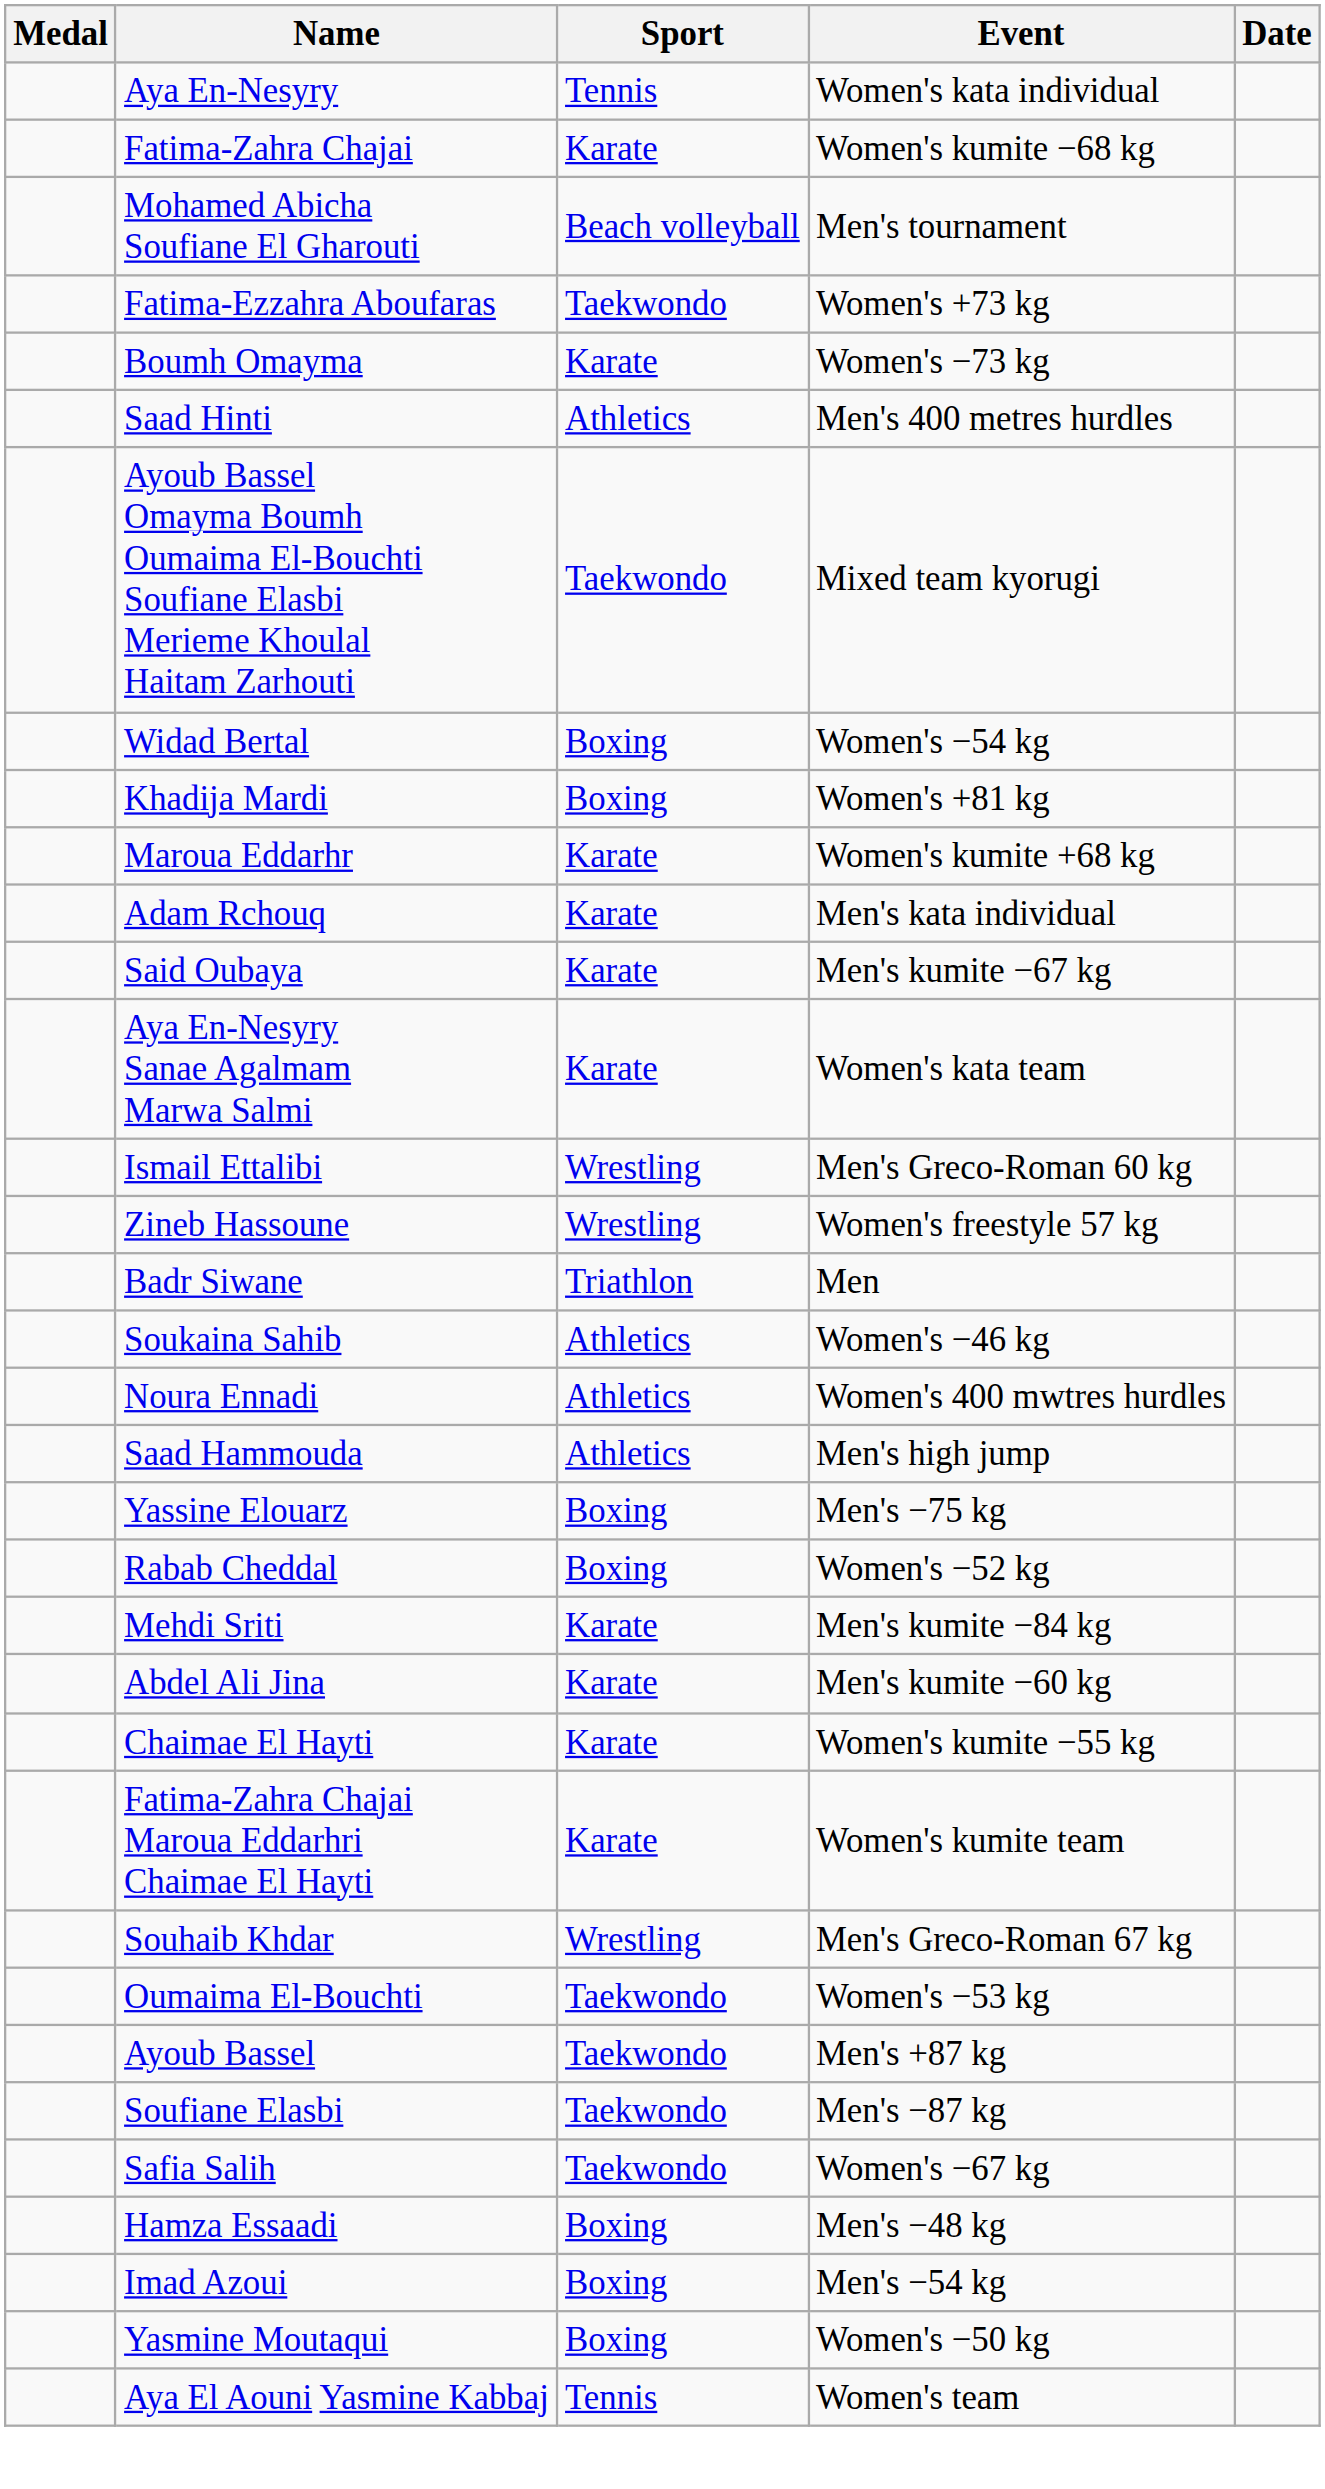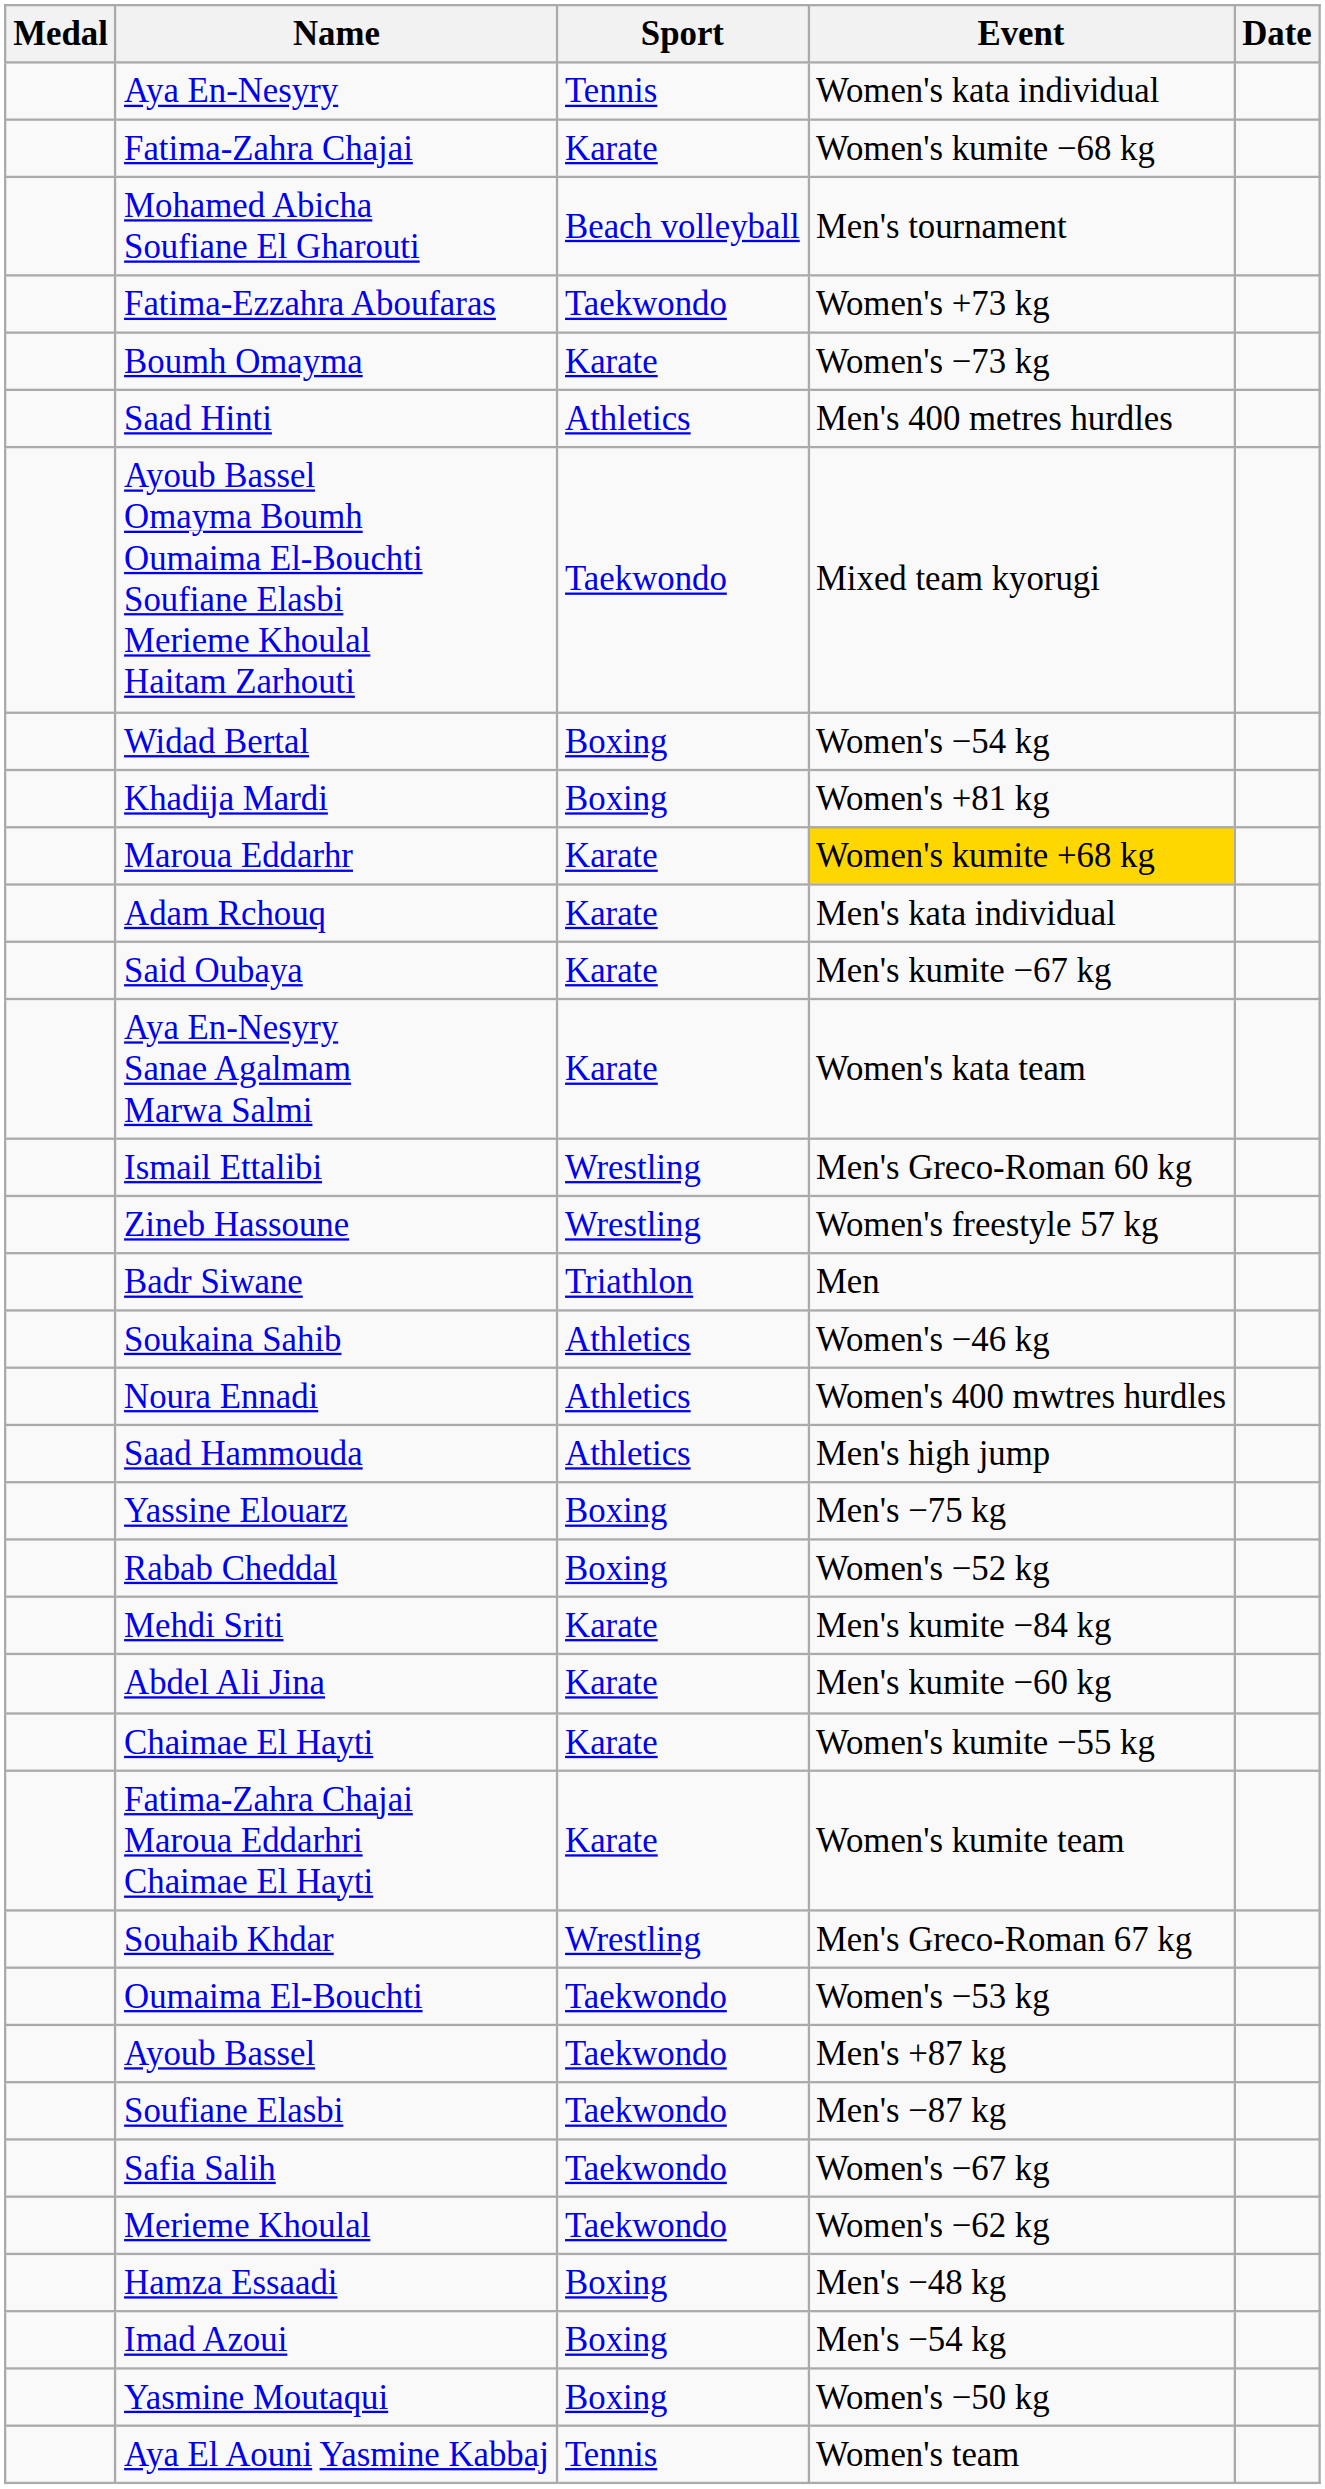(985, 854) no background -> (985, 854) gold background
+ row: (247, 2224)
